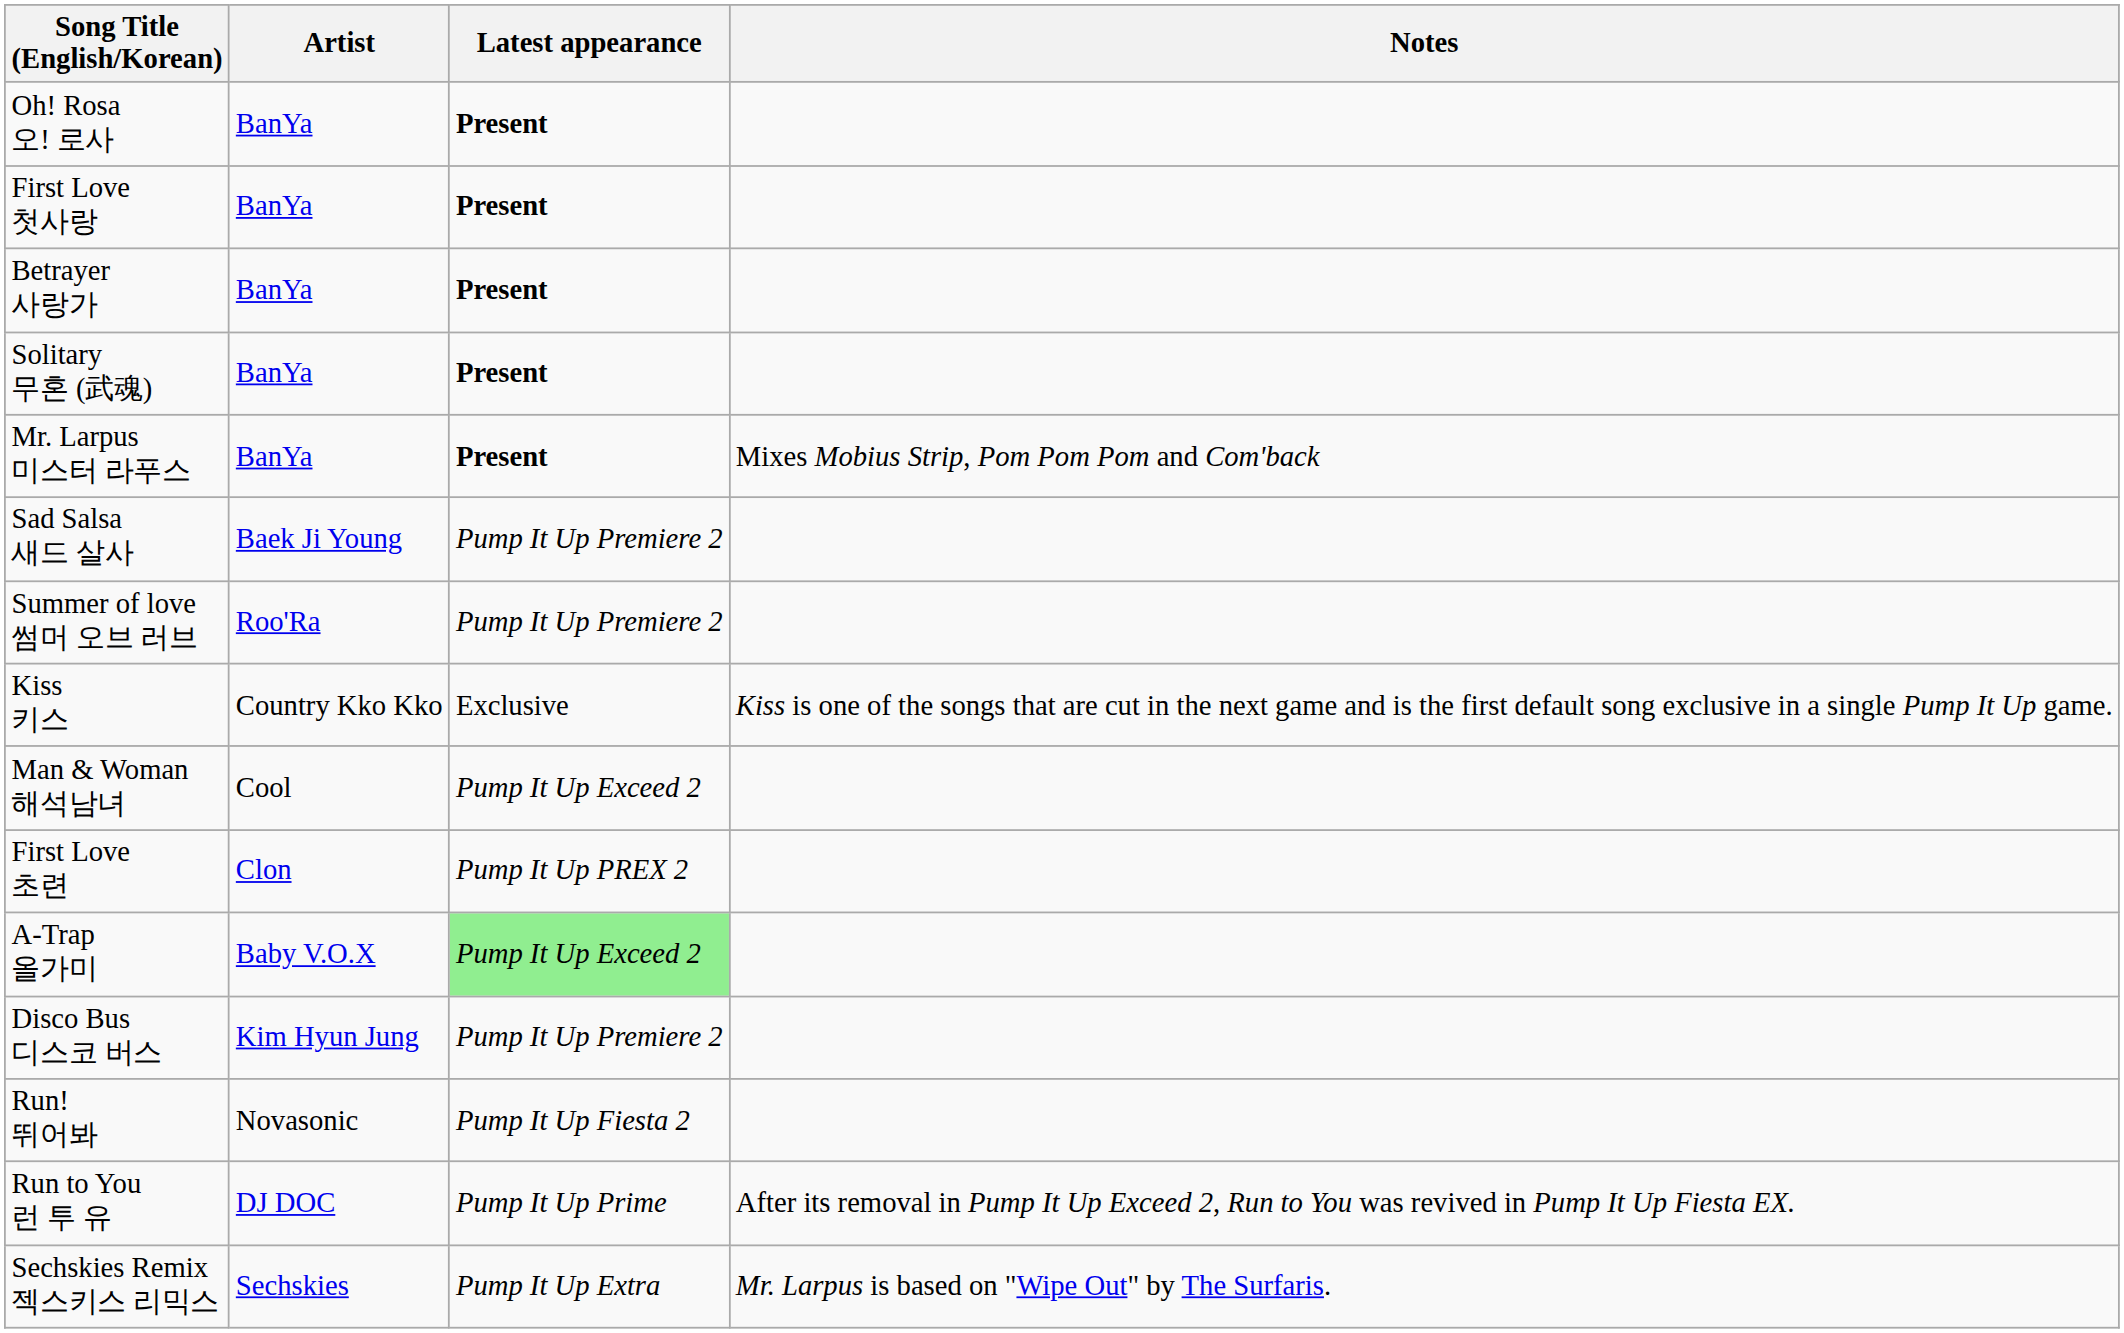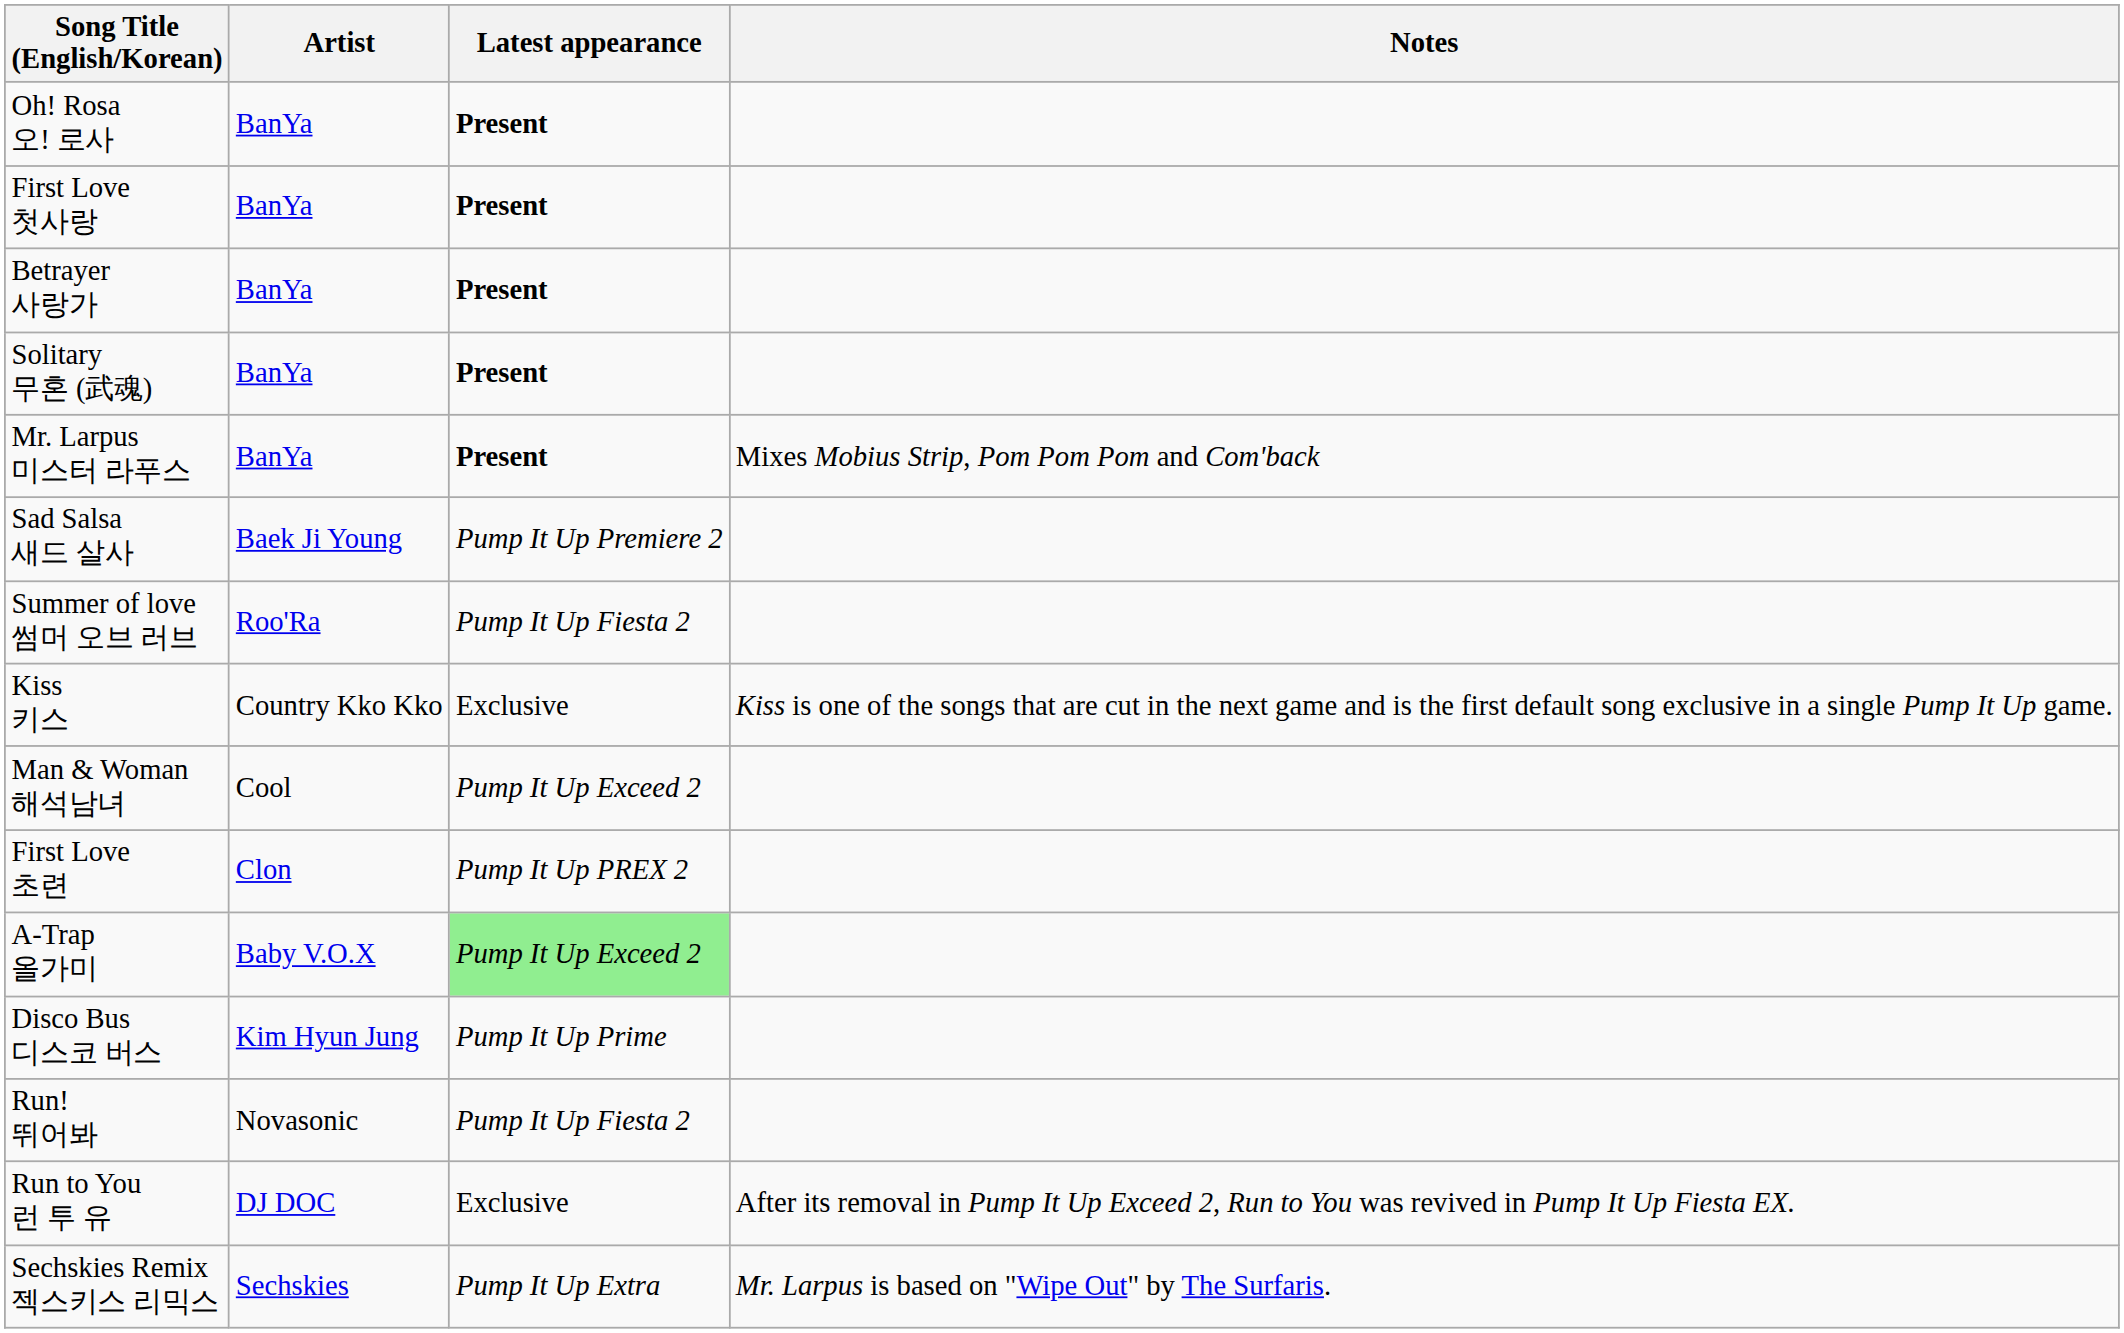(589, 621) Pump It Up Premiere 2 -> (573, 621) Pump It Up Fiesta 2
(589, 1036) Pump It Up Premiere 2 -> (561, 1036) Pump It Up Prime
(561, 1202) Pump It Up Prime -> (512, 1202) Exclusive
